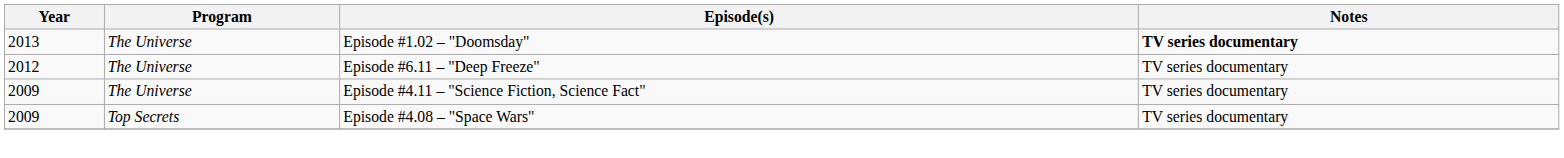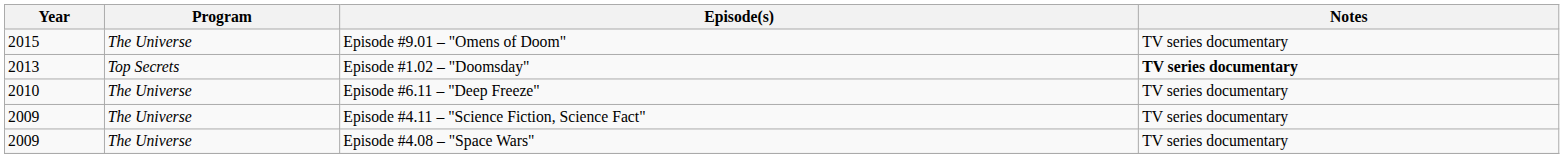+ row: (455, 41)
(150, 41) The Universe -> (144, 66) Top Secrets
(24, 66) 2012 -> (24, 91) 2010
(144, 116) Top Secrets -> (150, 141) The Universe
